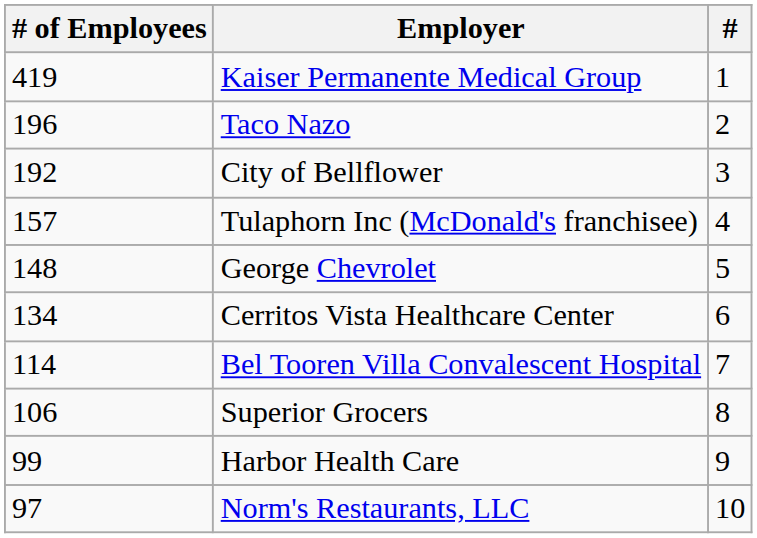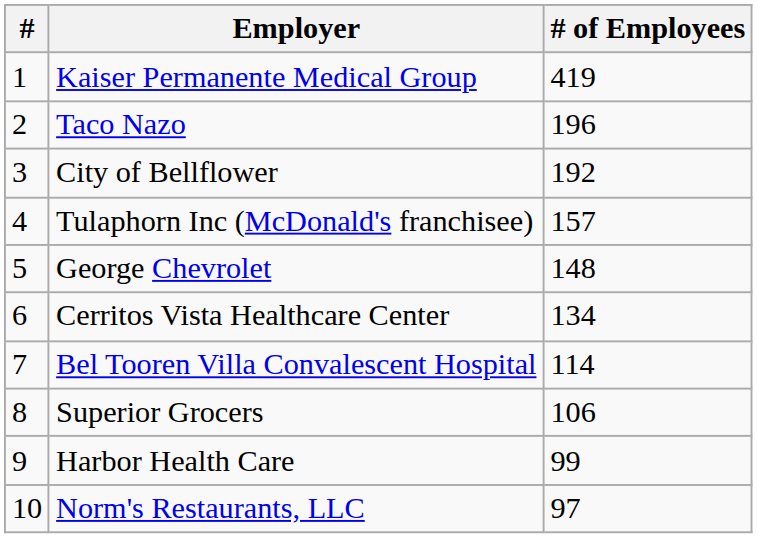columns swapped: (730, 28) <-> (109, 28)
